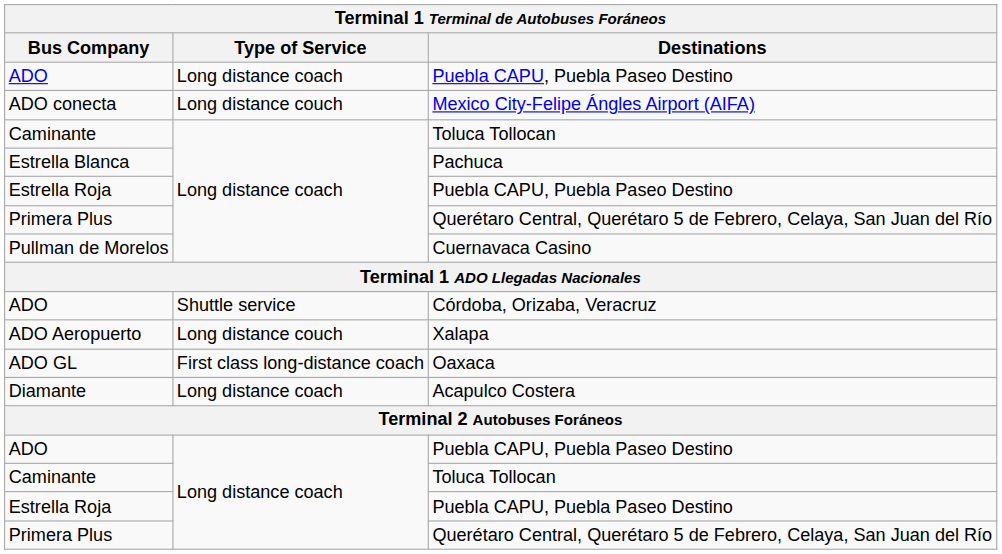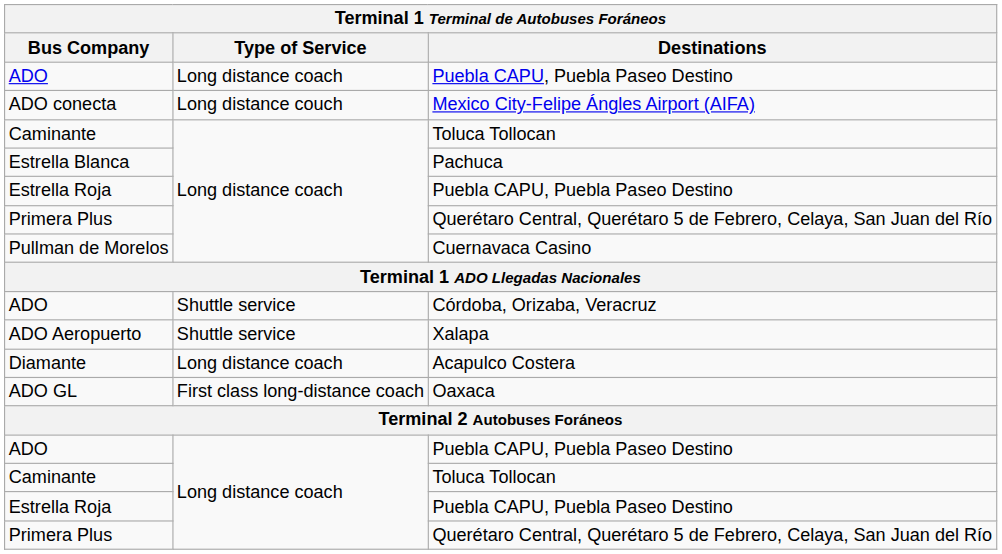(260, 334) Long distance couch -> (236, 334) Shuttle service
rows swapped: (43, 362) <-> (47, 391)
